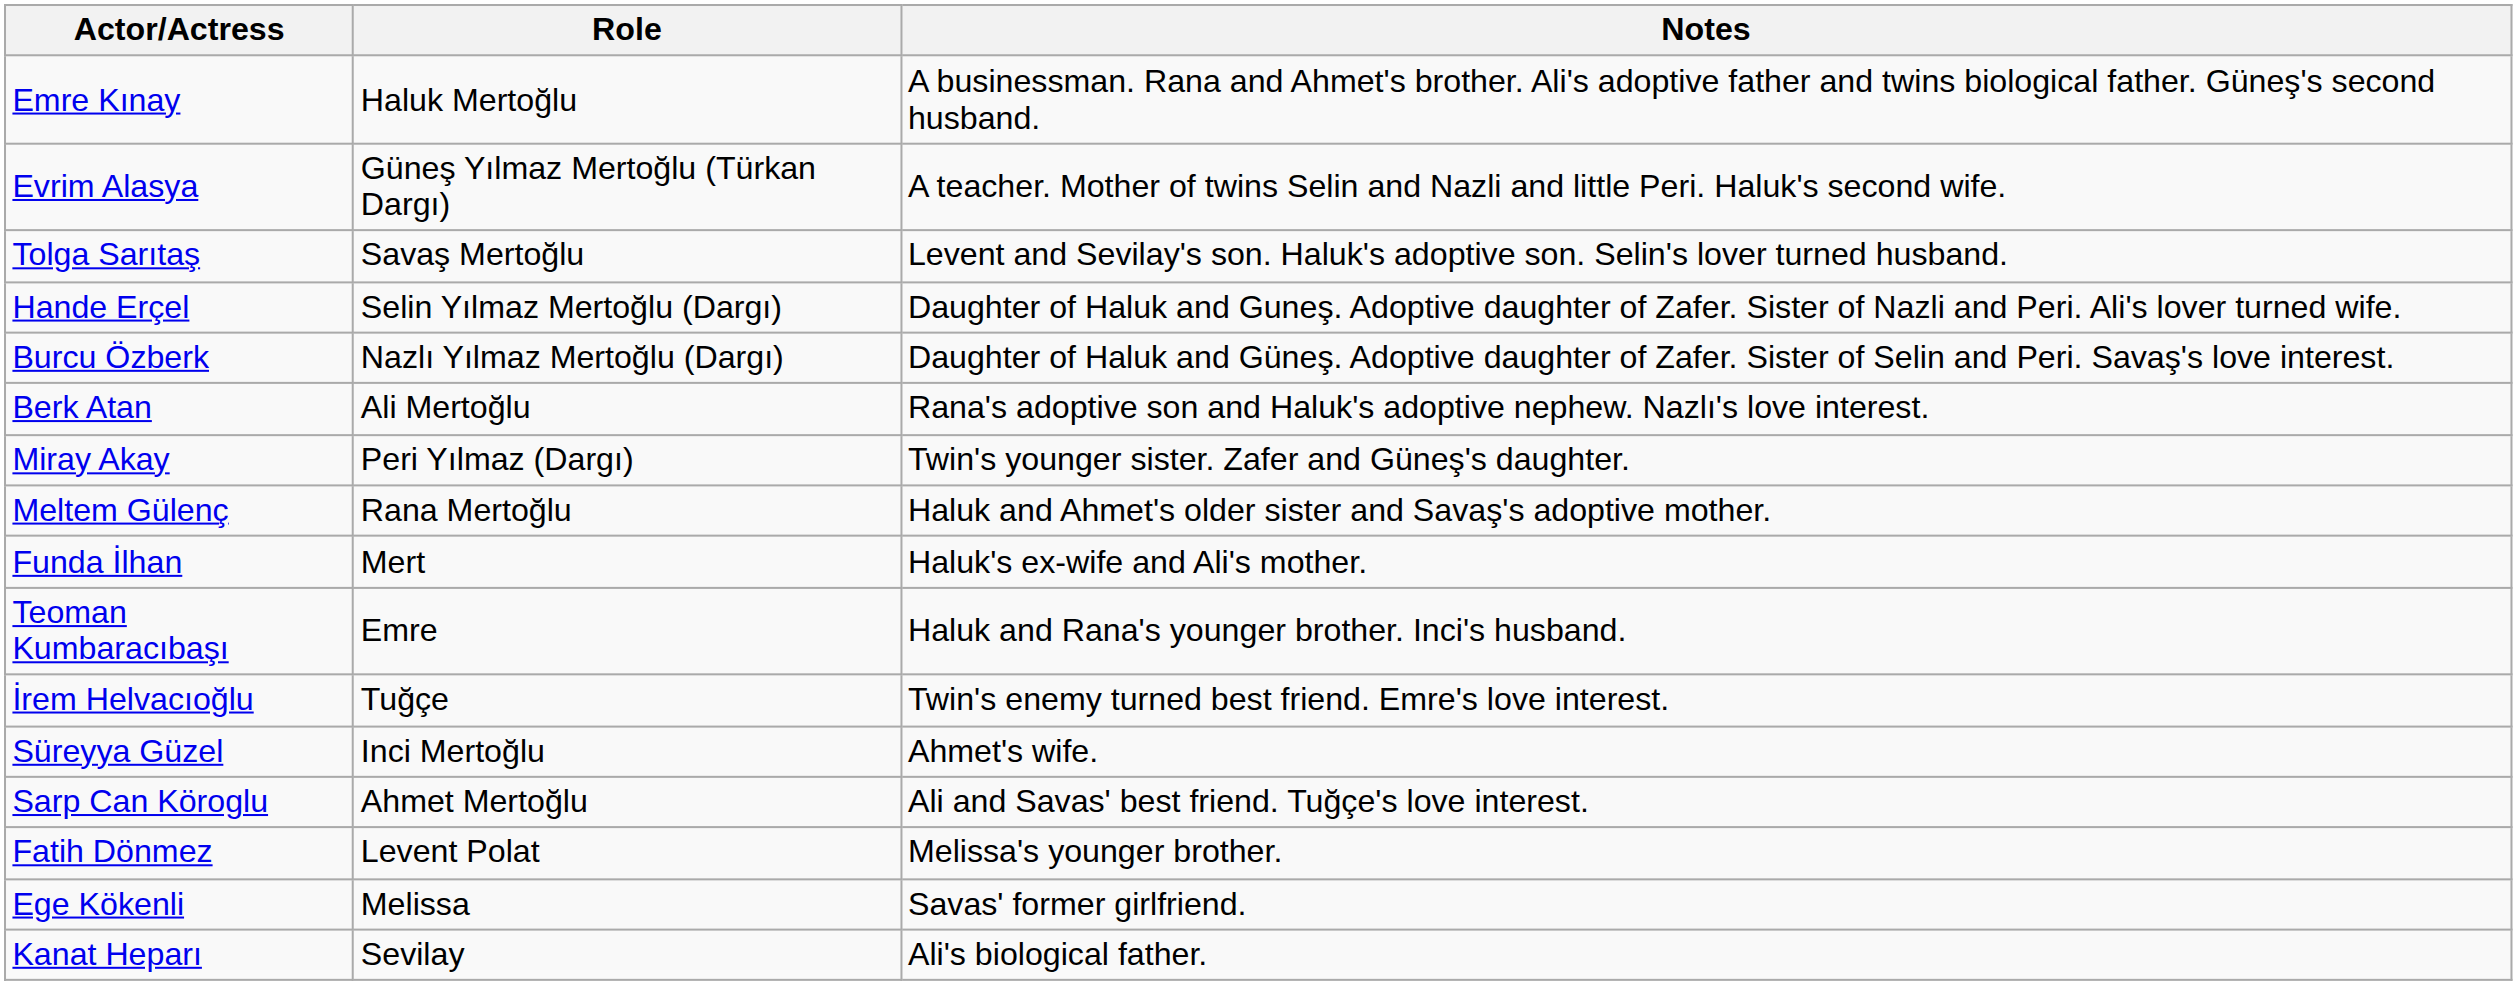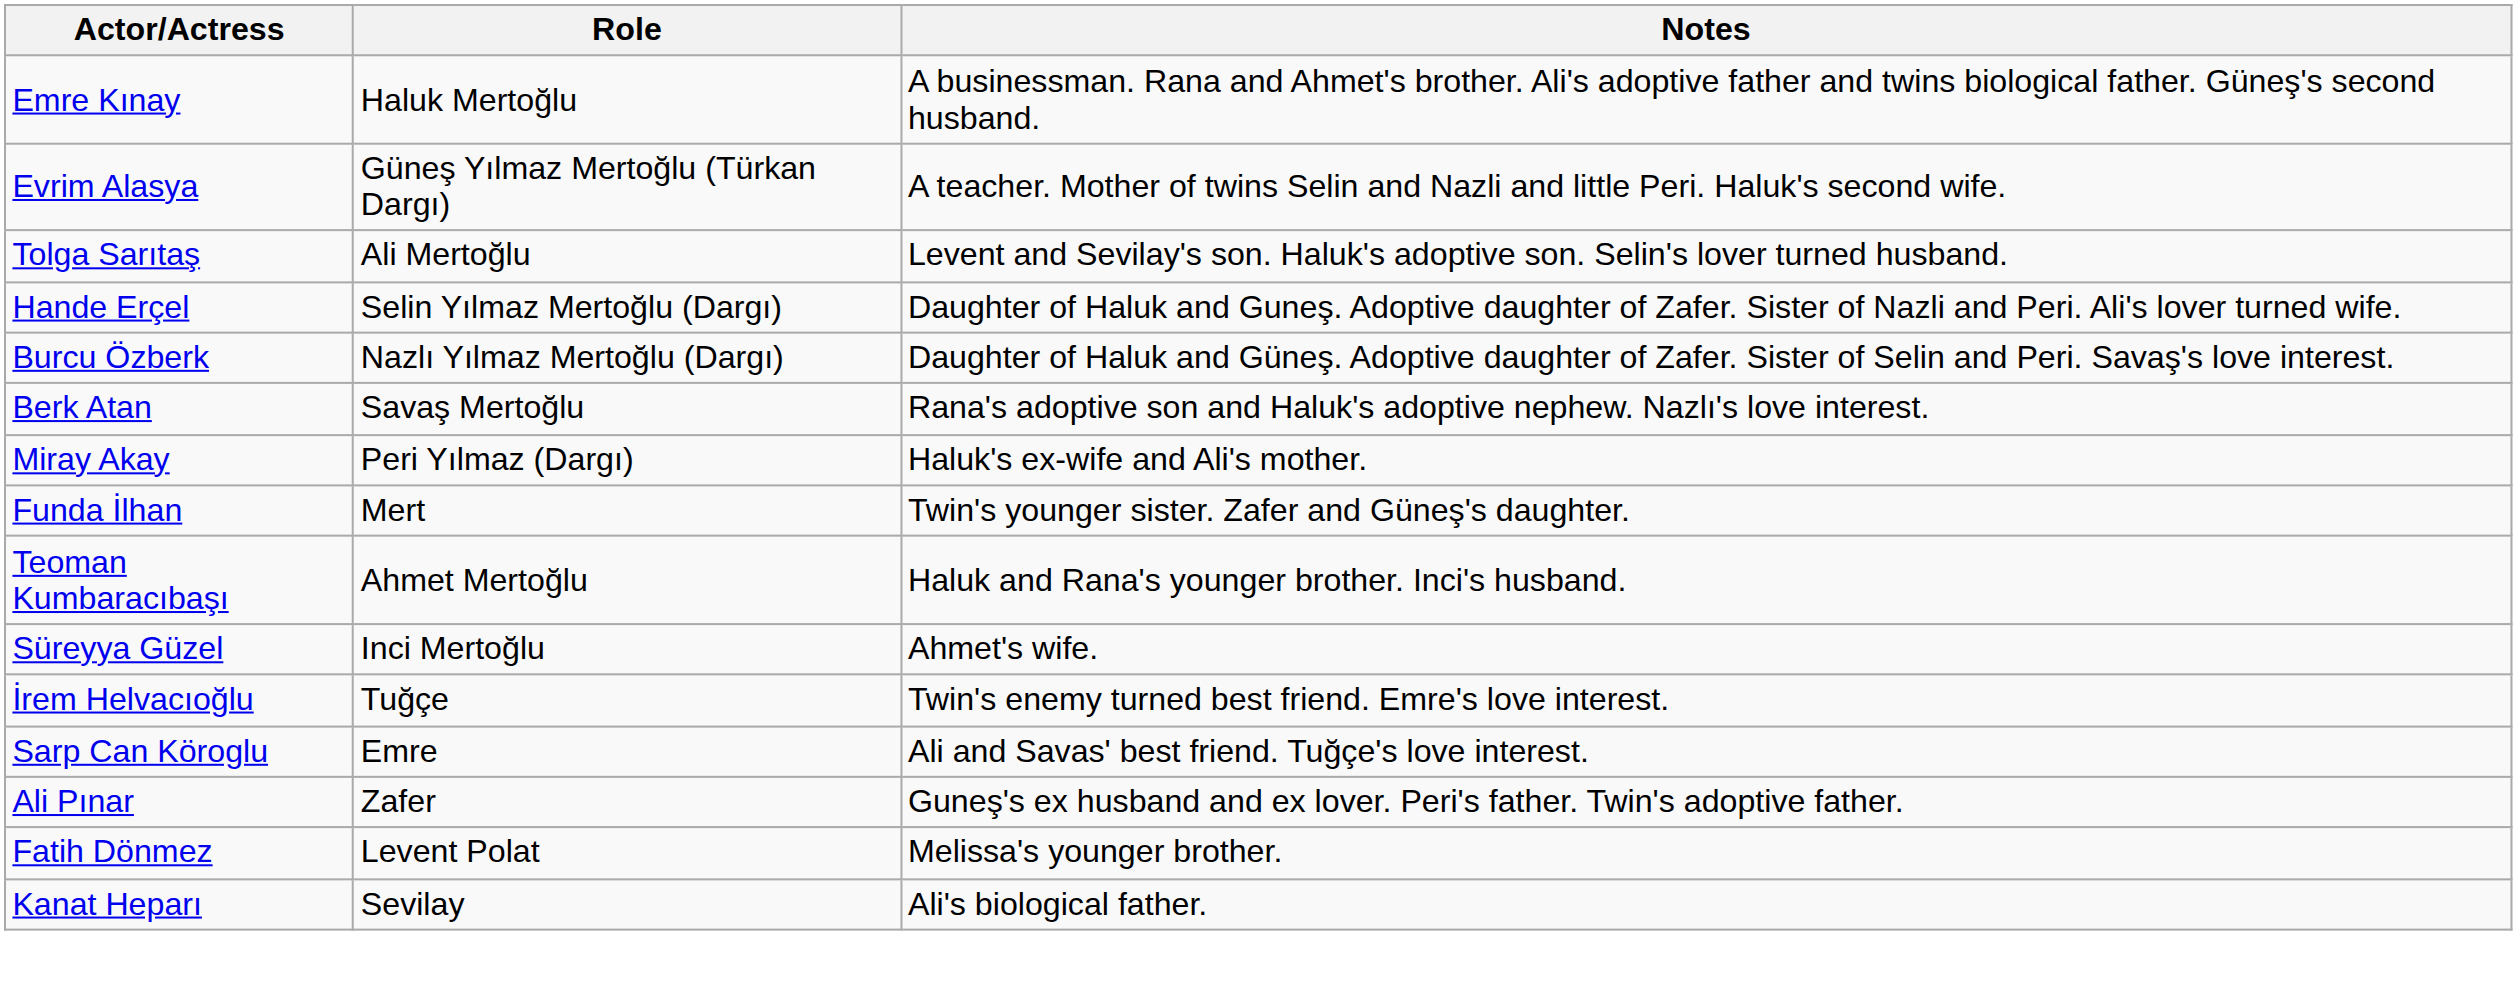(473, 255) Savaş Mertoğlu -> (446, 255) Ali Mertoğlu
(446, 408) Ali Mertoğlu -> (473, 408) Savaş Mertoğlu
(1269, 459) Twin's younger sister. Zafer and Güneş's daughter. -> (1138, 459) Haluk's ex-wife and Ali's mother.
- row: (121, 510)
(1138, 561) Haluk's ex-wife and Ali's mother. -> (1269, 510) Twin's younger sister. Zafer and Güneş's daughter.
(399, 630) Emre -> (474, 579) Ahmet Mertoğlu
rows swapped: (118, 750) <-> (133, 699)
(474, 801) Ahmet Mertoğlu -> (399, 750) Emre
+ row: (73, 801)
- row: (98, 903)
